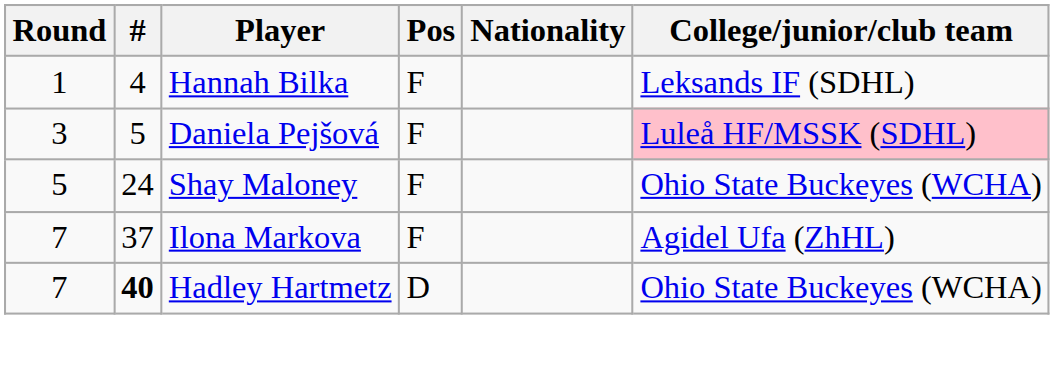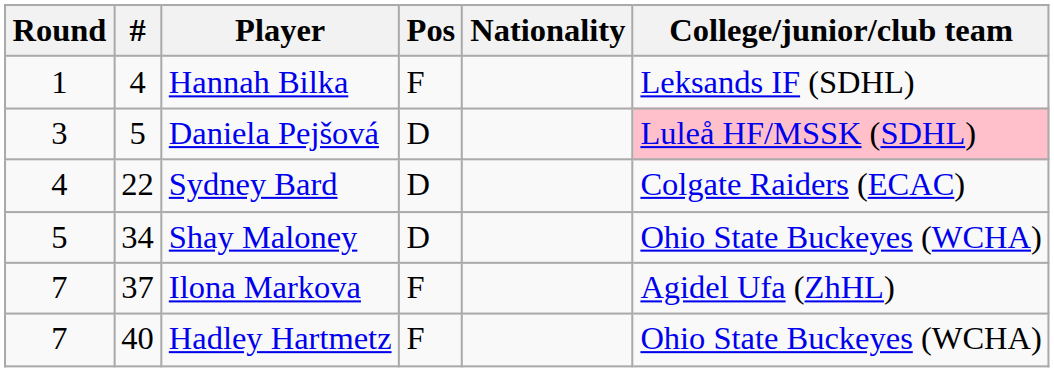(416, 133) F -> (418, 133) D
+ row: (253, 184)
(138, 184) 24 -> (138, 236) 34
(416, 184) F -> (418, 236) D
(138, 287) bold -> (138, 339) normal
(418, 287) D -> (416, 339) F
